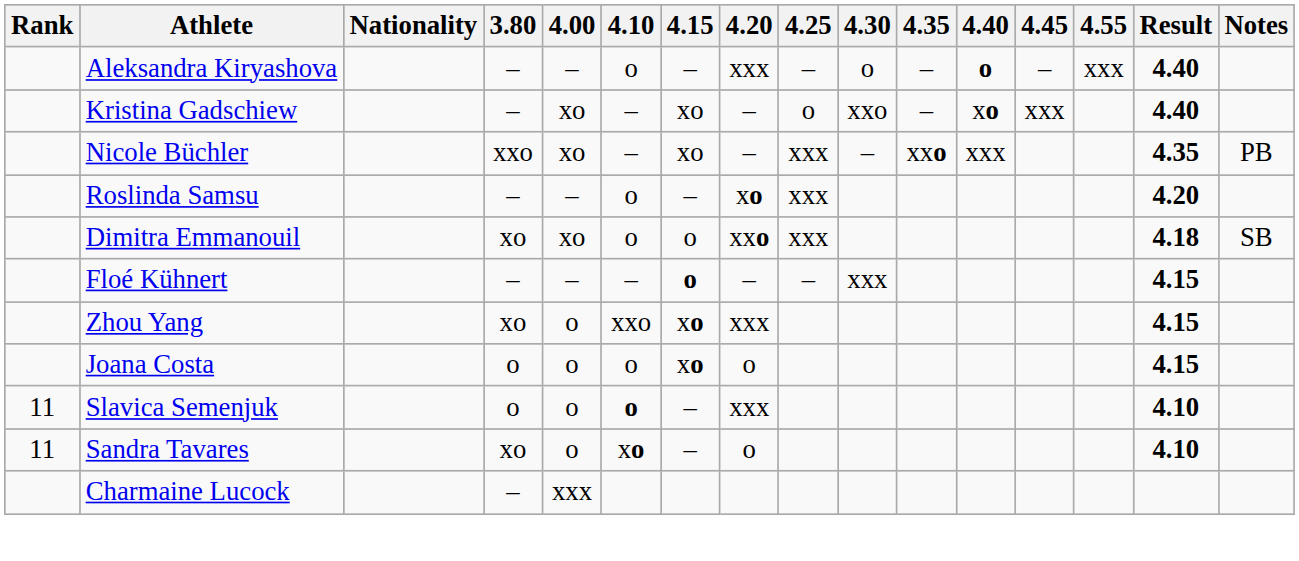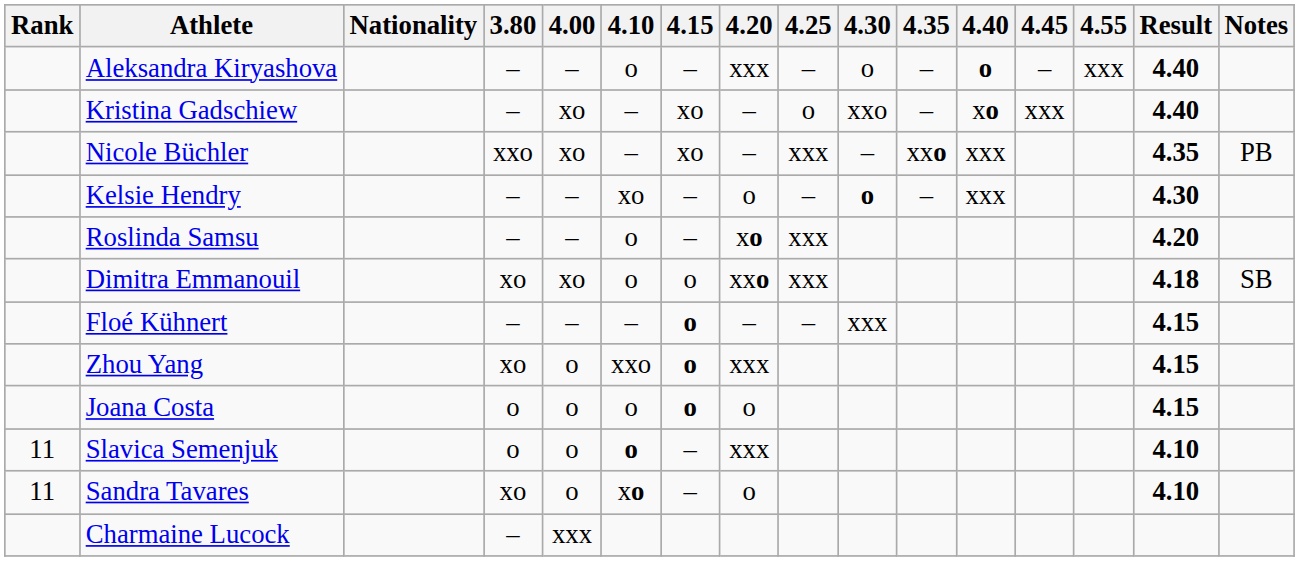+ row: (163, 195)
(690, 322) xo -> (690, 364) o
(690, 364) xo -> (690, 407) o
